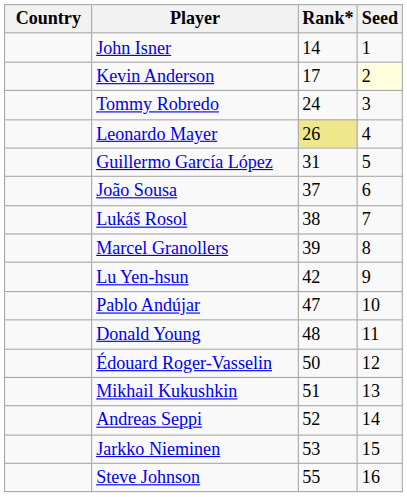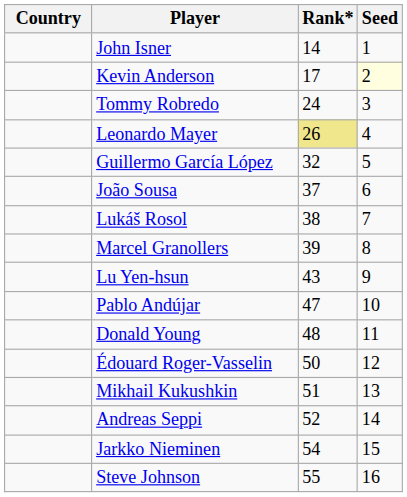(311, 162) 31 -> (311, 162) 32
(311, 276) 42 -> (311, 276) 43
(311, 448) 53 -> (311, 448) 54
